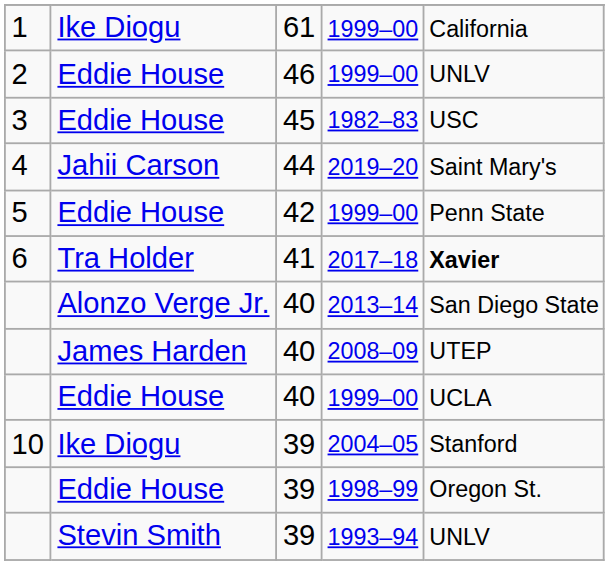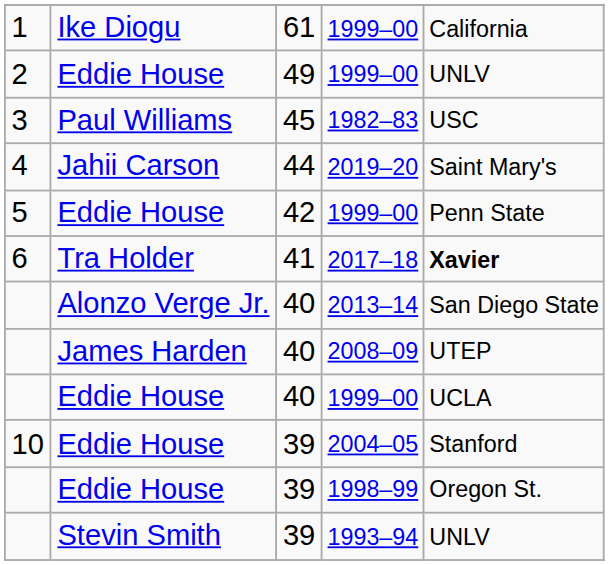(299, 73) 46 -> (299, 73) 49
(141, 119) Eddie House -> (145, 119) Paul Williams
(119, 443) Ike Diogu -> (141, 443) Eddie House
